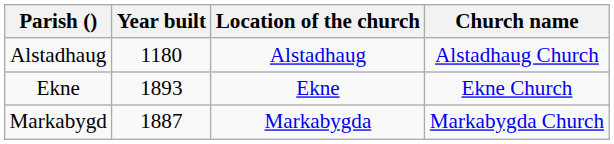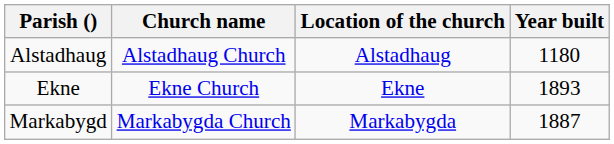columns swapped: (517, 21) <-> (161, 21)
